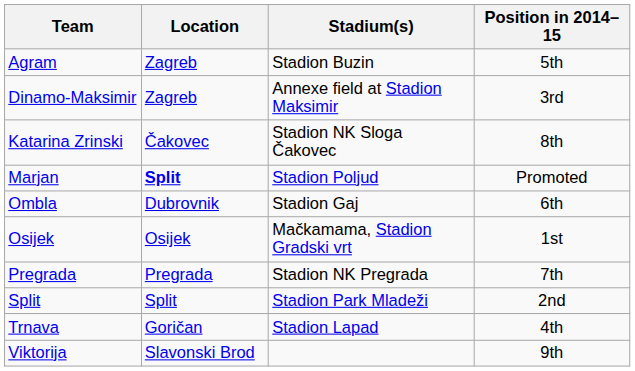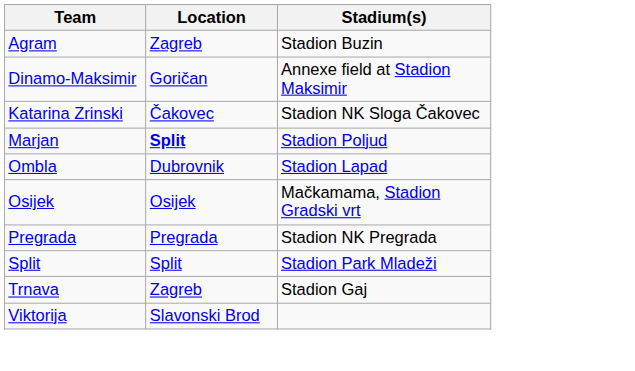- column: (552, 26)
(171, 97) Zagreb -> (179, 79) Goričan
(315, 203) Stadion Gaj -> (334, 166) Stadion Lapad
(174, 326) Goričan -> (176, 289) Zagreb
(325, 326) Stadion Lapad -> (324, 289) Stadion Gaj
